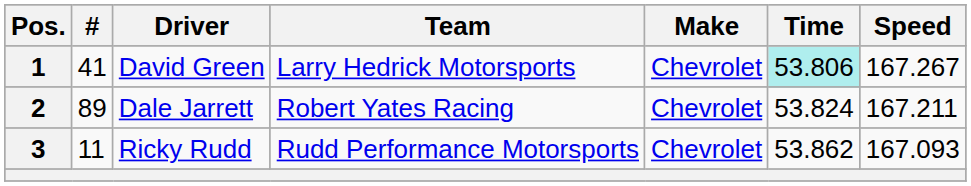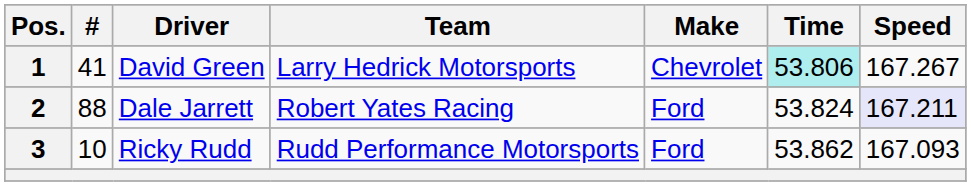(92, 108) 89 -> (92, 108) 88
(707, 108) Chevrolet -> (678, 108) Ford
(912, 108) no background -> (912, 108) lavender background
(91, 149) 11 -> (92, 149) 10
(707, 149) Chevrolet -> (678, 149) Ford
